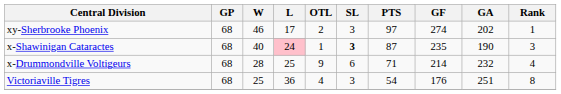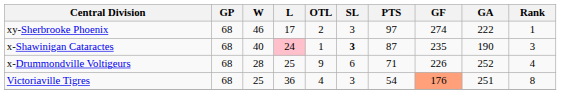(485, 30) 202 -> (485, 30) 222
(438, 64) 214 -> (438, 64) 226
(485, 64) 232 -> (485, 64) 252
(438, 81) no background -> (438, 81) lightsalmon background
